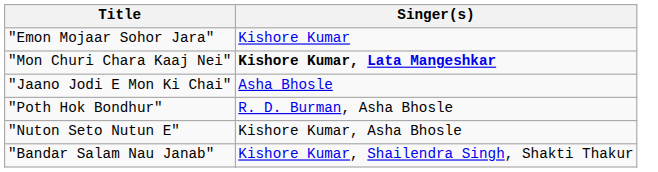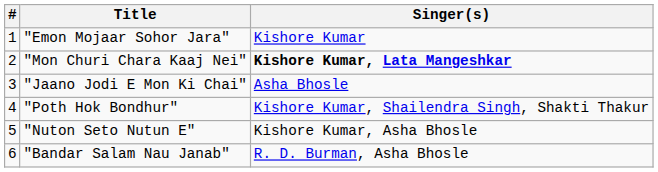+ column: (12, 16)
(346, 109) R. D. Burman, Asha Bhosle -> (451, 109) Kishore Kumar, Shailendra Singh, Shakti Thakur
(436, 155) Kishore Kumar, Shailendra Singh, Shakti Thakur -> (361, 155) R. D. Burman, Asha Bhosle
